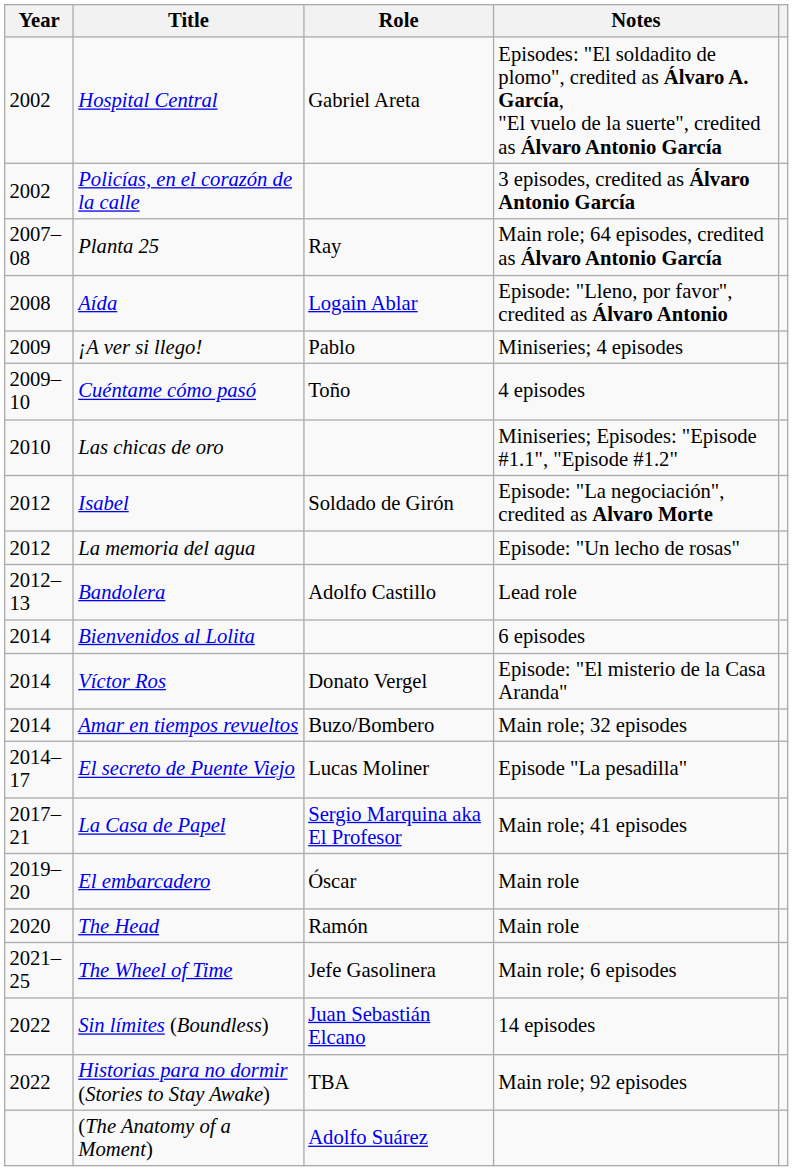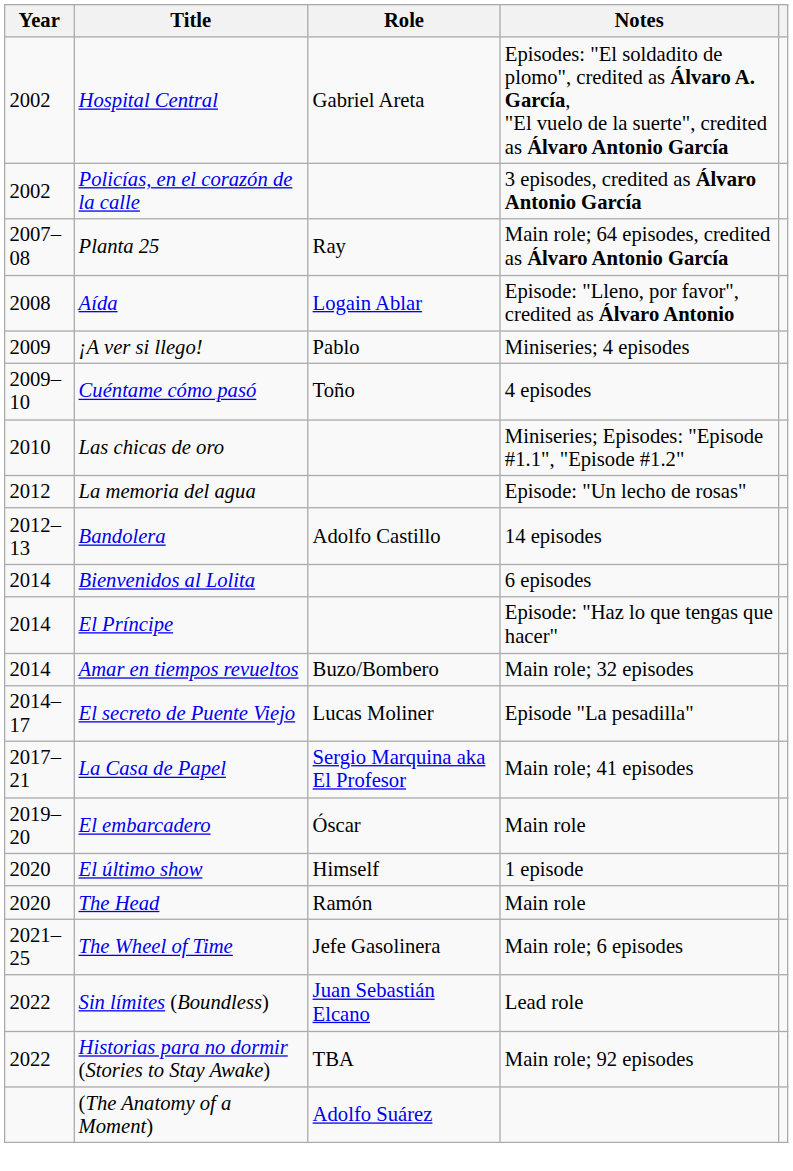- row: (103, 503)
(538, 592) Lead role -> (553, 536) 14 episodes
+ row: (126, 624)
- row: (122, 680)
+ row: (140, 869)
(547, 1025) 14 episodes -> (544, 1002) Lead role
